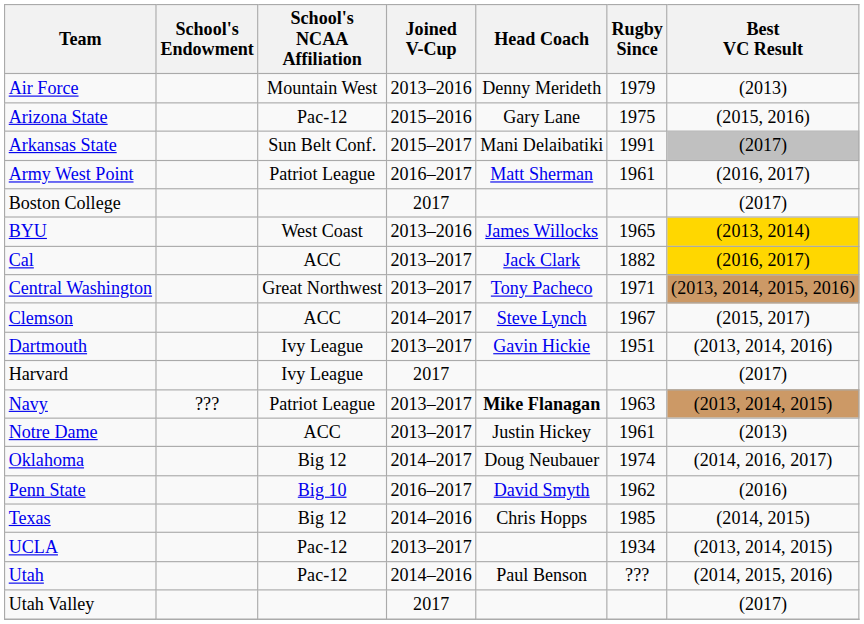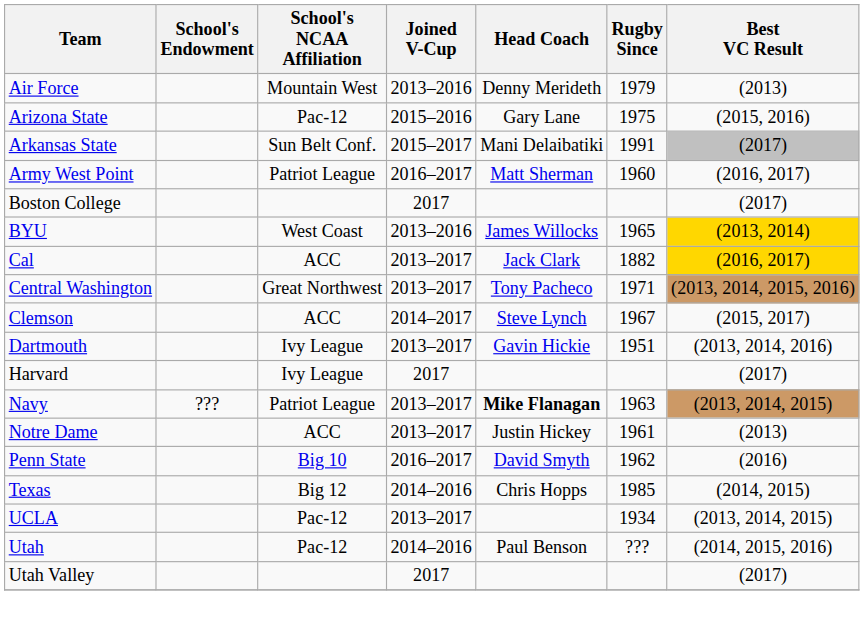(637, 174) 1961 -> (637, 174) 1960
- row: (46, 460)
